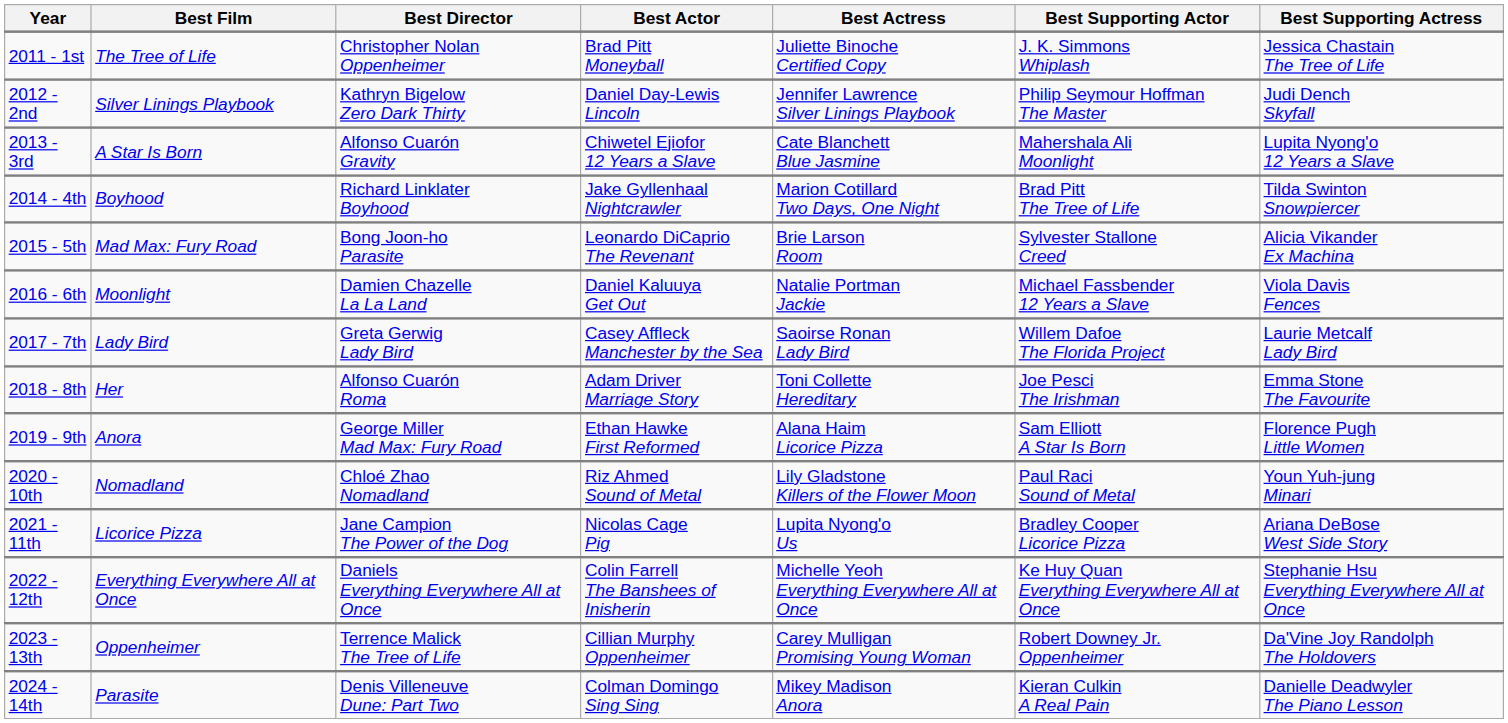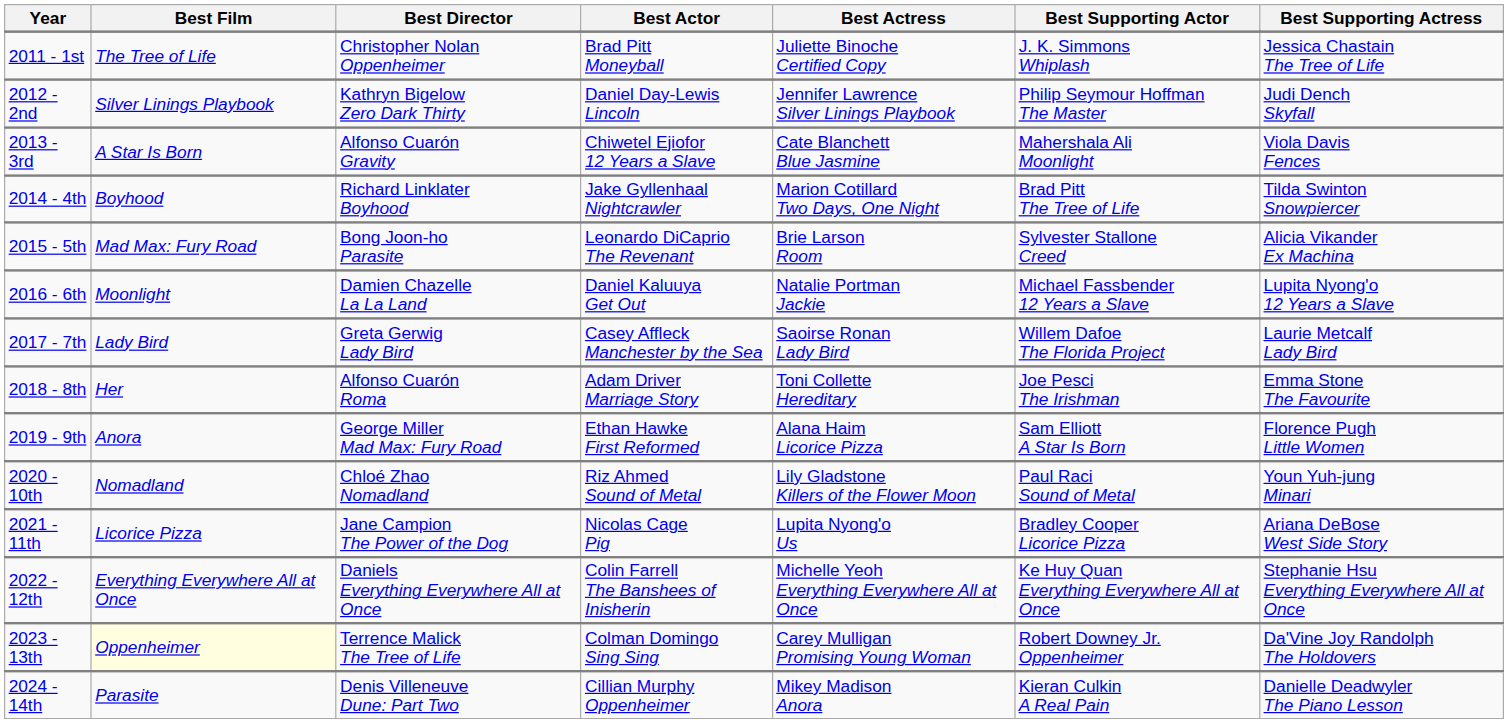(1329, 152) Lupita Nyong'o 12 Years a Slave -> (1307, 152) Viola Davis Fences
(1307, 295) Viola Davis Fences -> (1329, 295) Lupita Nyong'o 12 Years a Slave
(148, 648) no background -> (148, 648) lightyellow background
(640, 648) Cillian Murphy Oppenheimer -> (652, 648) Colman Domingo Sing Sing
(652, 695) Colman Domingo Sing Sing -> (640, 695) Cillian Murphy Oppenheimer
